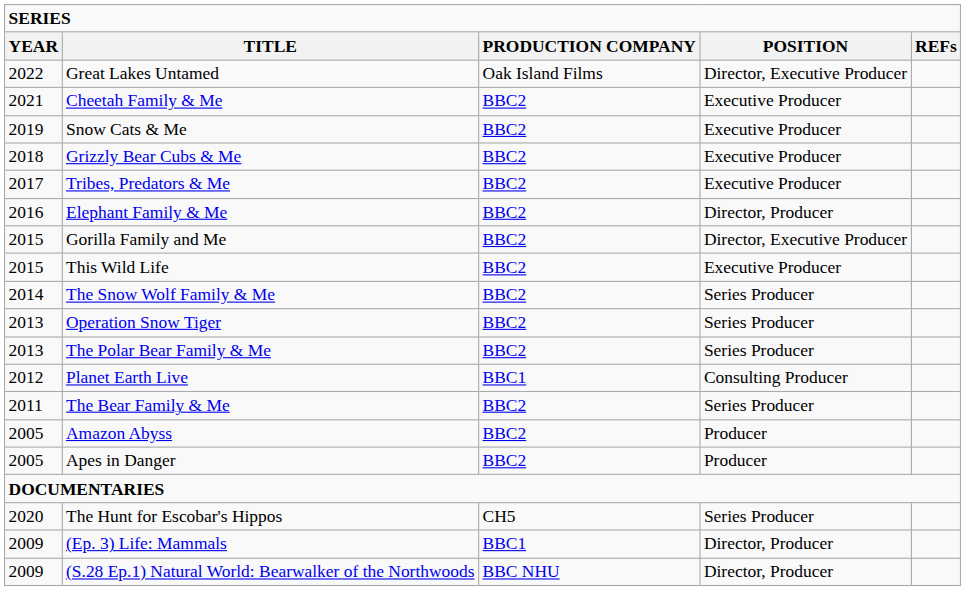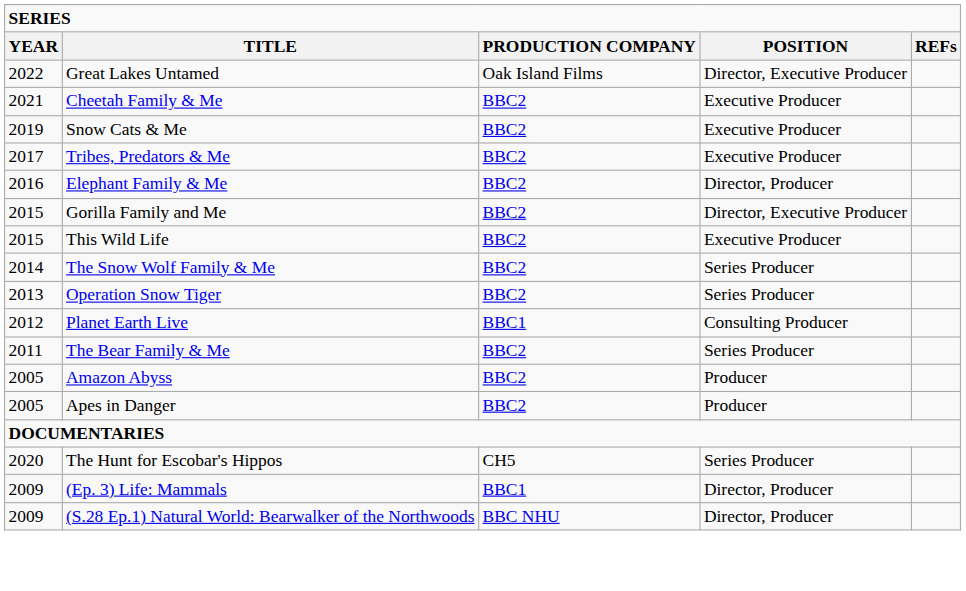- row: (154, 156)
- row: (168, 350)
